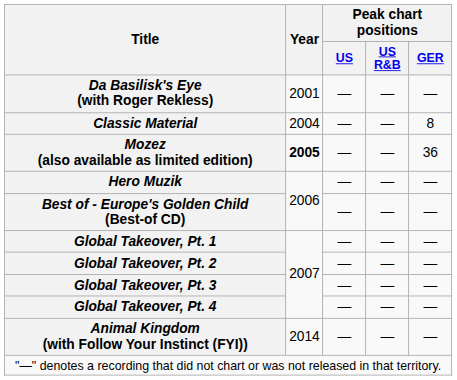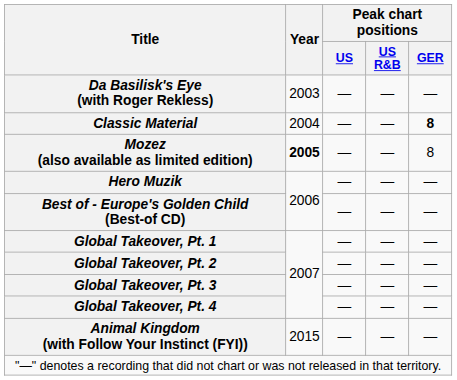(304, 93) 2001 -> (304, 93) 2003
(430, 123) normal -> (430, 123) bold
(430, 152) 36 -> (430, 152) 8
(304, 336) 2014 -> (304, 336) 2015
